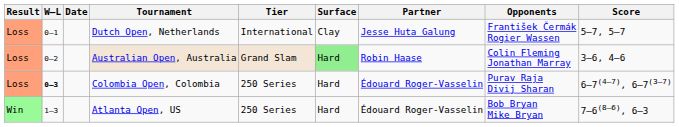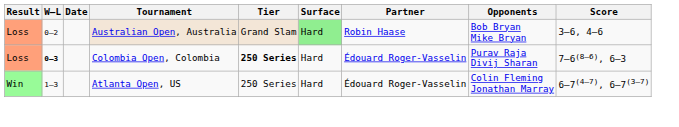- row: (156, 32)
(529, 58) Colin Fleming Jonathan Marray -> (499, 32) Bob Bryan Mike Bryan
(269, 84) normal -> (269, 58) bold
(626, 84) 6–7(4–7), 6–7(3–7) -> (592, 58) 7–6(8–6), 6–3
(515, 109) Bob Bryan Mike Bryan -> (512, 84) Colin Fleming Jonathan Marray
(615, 109) 7–6(8–6), 6–3 -> (604, 84) 6–7(4–7), 6–7(3–7)
